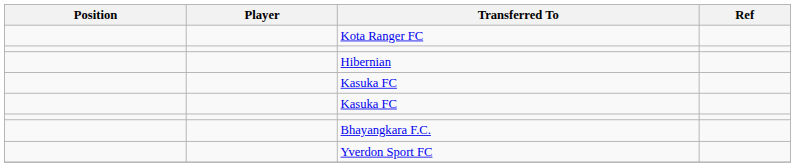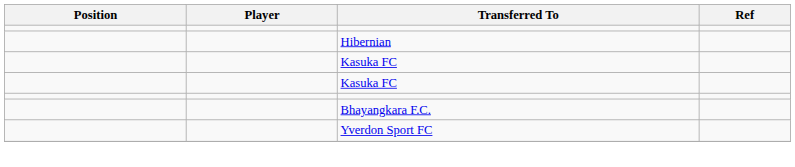- row: (96, 36)
